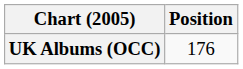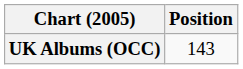(201, 48) 176 -> (201, 48) 143
